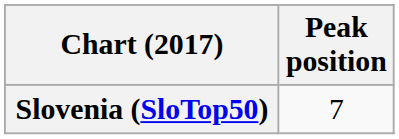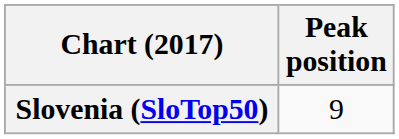(336, 108) 7 -> (336, 108) 9
